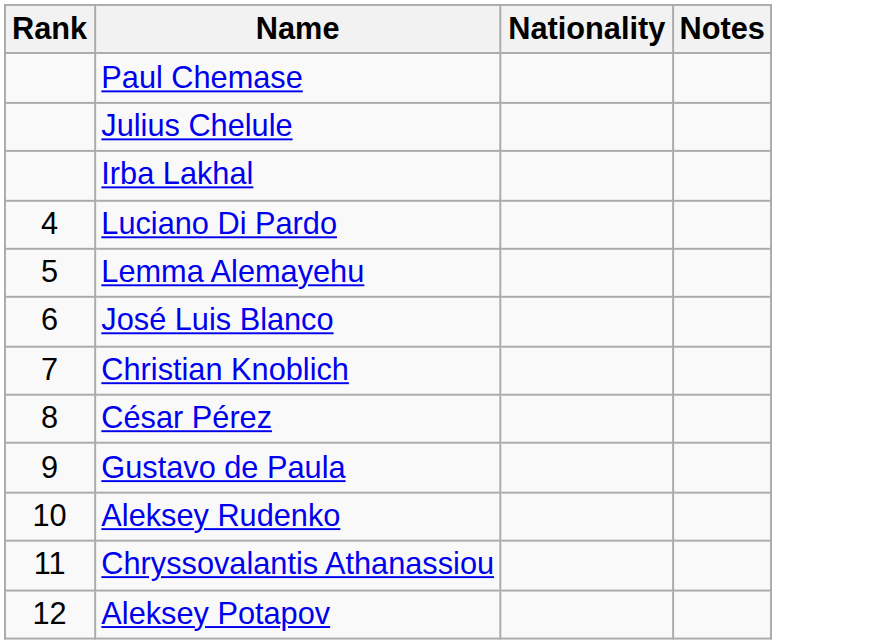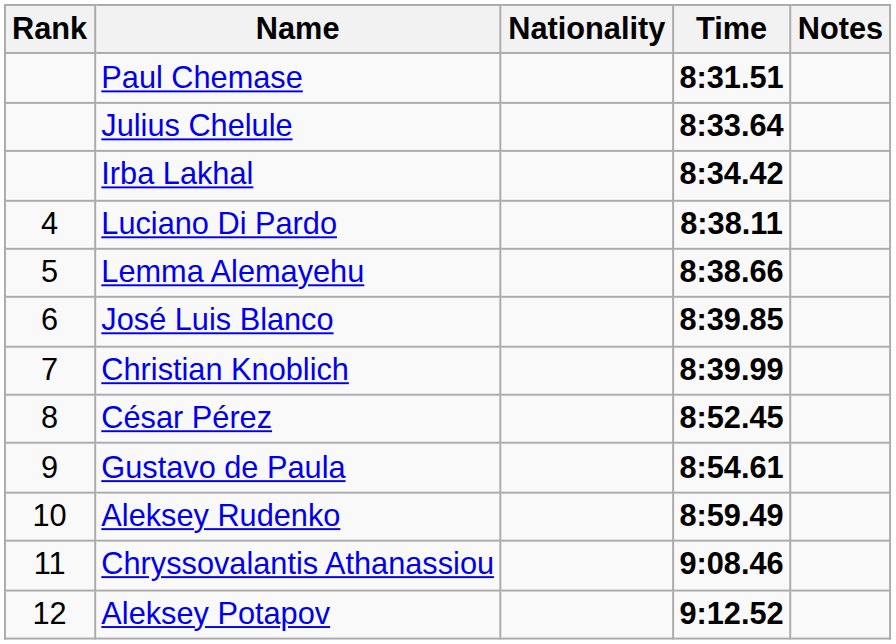+ column: (732, 28)
